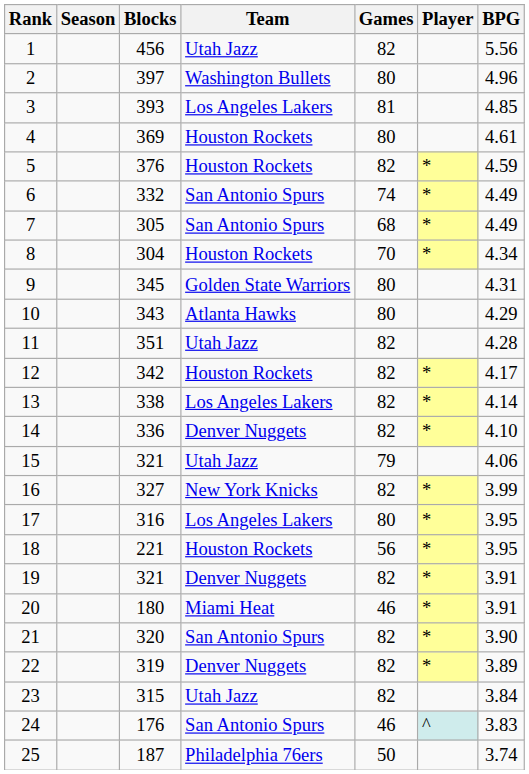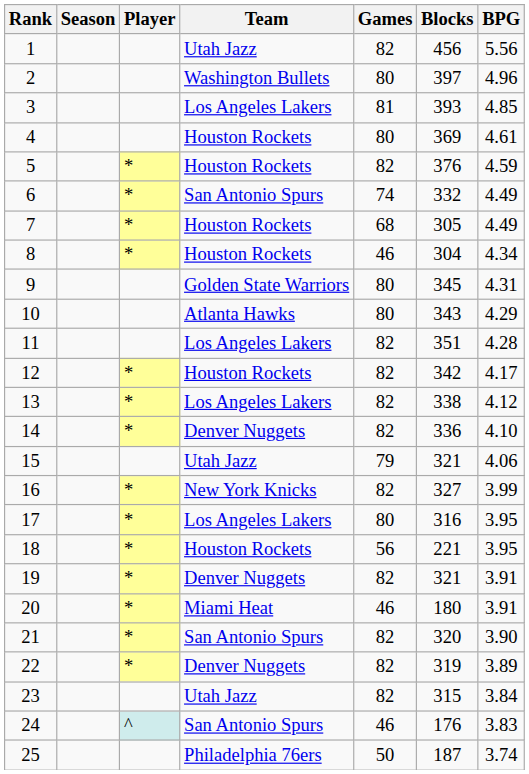columns swapped: (448, 19) <-> (150, 19)
(255, 225) San Antonio Spurs -> (248, 225) Houston Rockets
(386, 254) 70 -> (385, 254) 46
(221, 343) Utah Jazz -> (258, 343) Los Angeles Lakers
(501, 401) 4.14 -> (501, 401) 4.12
